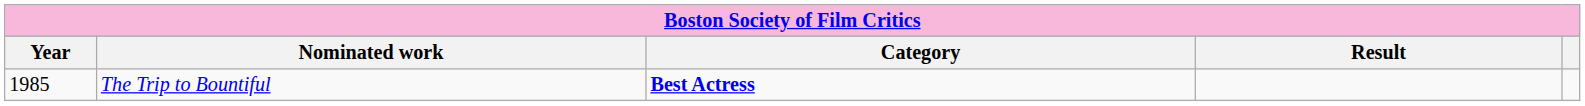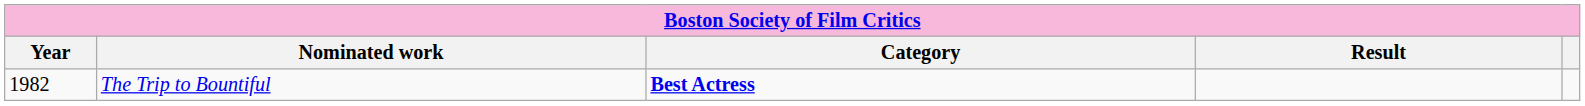(29, 84) 1985 -> (29, 84) 1982
